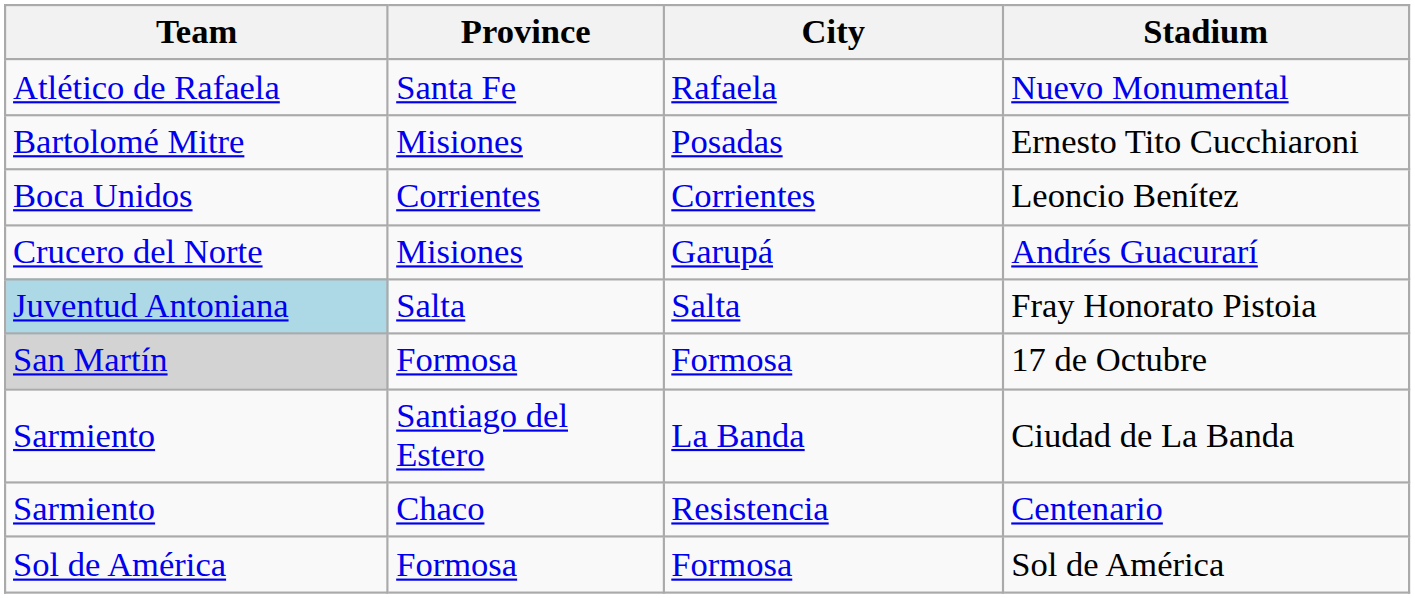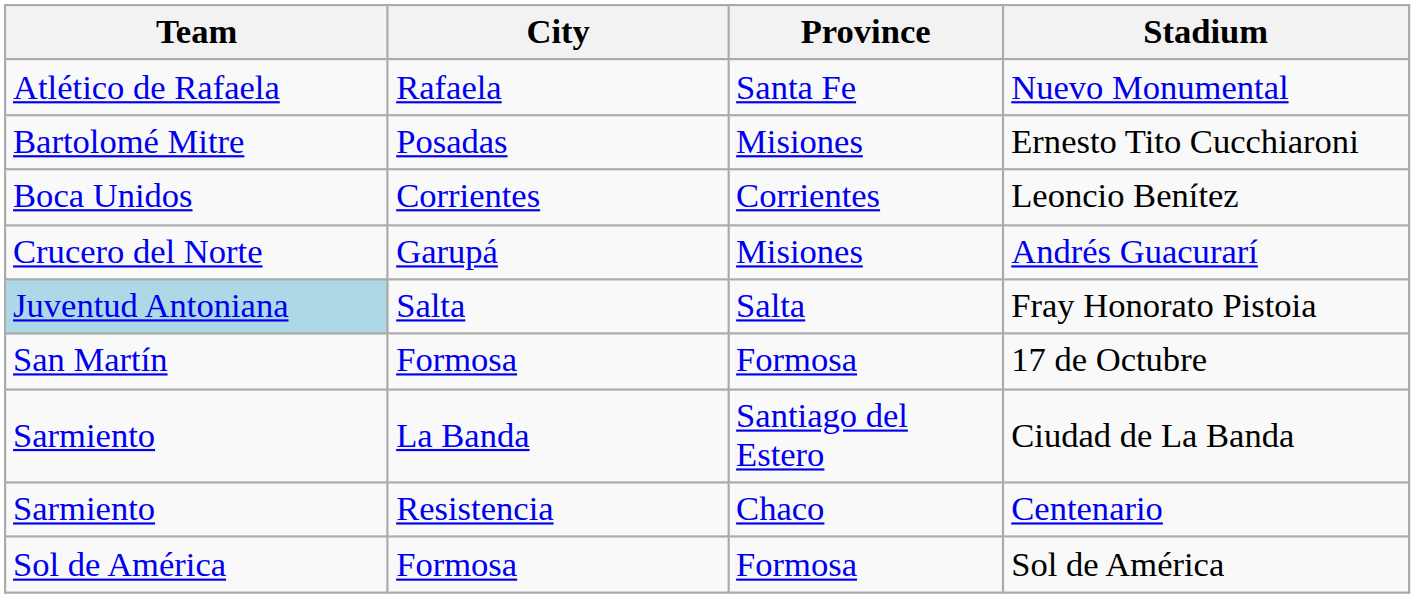columns swapped: (833, 31) <-> (526, 31)
(90, 360) lightgrey background -> (90, 360) no background
